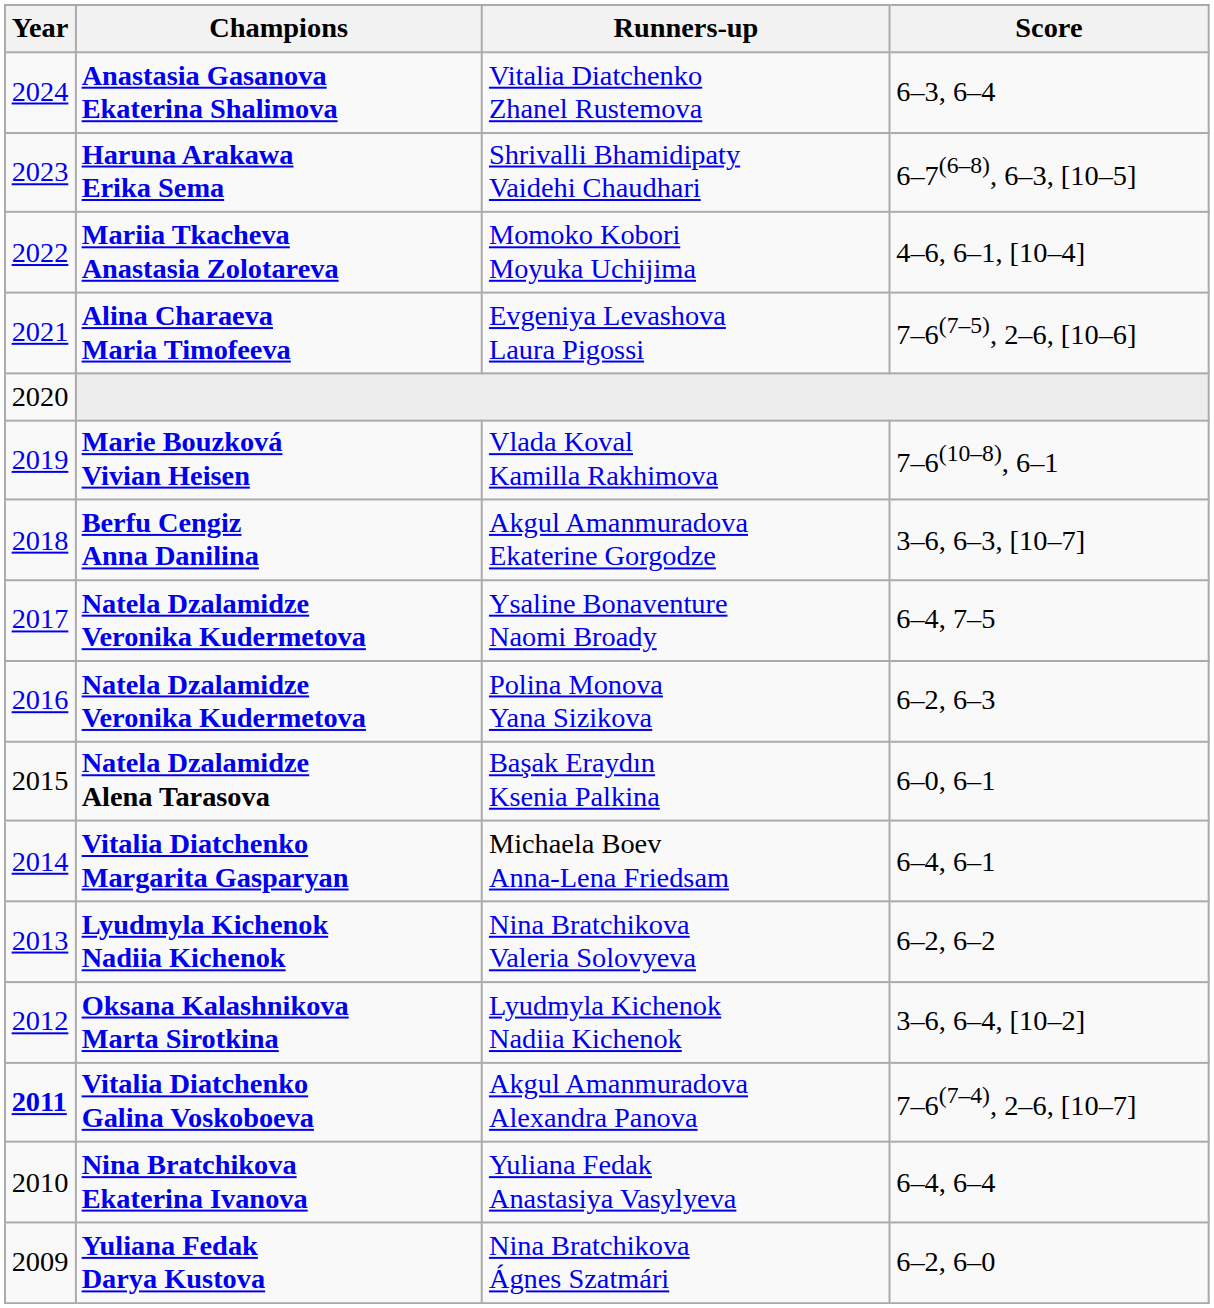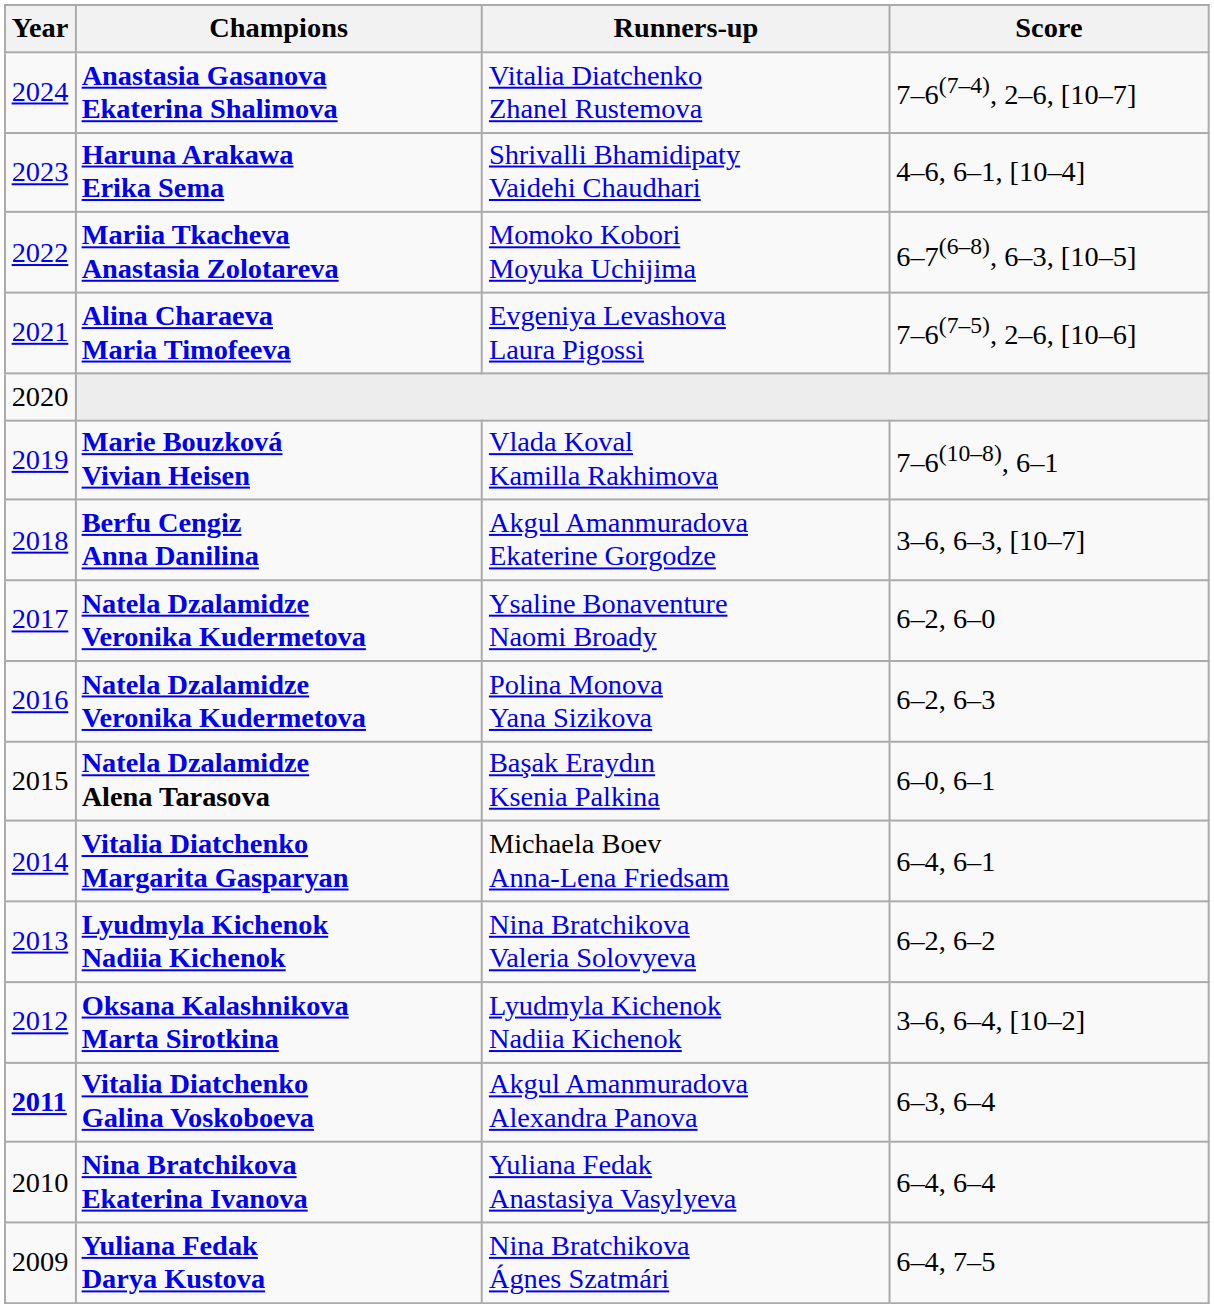(946, 91) 6–3, 6–4 -> (1016, 91) 7–6(7–4), 2–6, [10–7]
(1016, 172) 6–7(6–8), 6–3, [10–5] -> (991, 172) 4–6, 6–1, [10–4]
(991, 252) 4–6, 6–1, [10–4] -> (1016, 252) 6–7(6–8), 6–3, [10–5]
(946, 620) 6–4, 7–5 -> (946, 620) 6–2, 6–0
(1016, 1101) 7–6(7–4), 2–6, [10–7] -> (946, 1101) 6–3, 6–4
(946, 1262) 6–2, 6–0 -> (946, 1262) 6–4, 7–5
